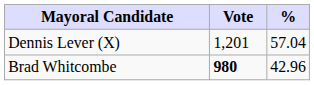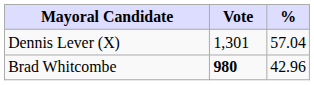(231, 42) 1,201 -> (231, 42) 1,301
